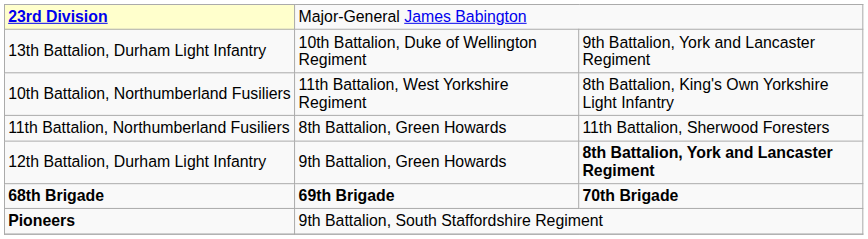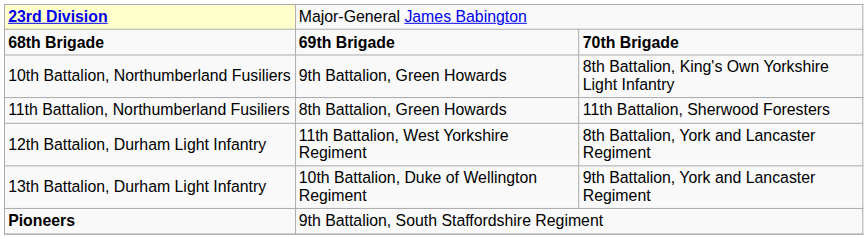rows swapped: (56, 196) <-> (137, 51)
(404, 94) 11th Battalion, West Yorkshire Regiment -> (403, 76) 9th Battalion, Green Howards
(402, 162) 9th Battalion, Green Howards -> (404, 144) 11th Battalion, West Yorkshire Regiment
(708, 162) bold -> (699, 144) normal
